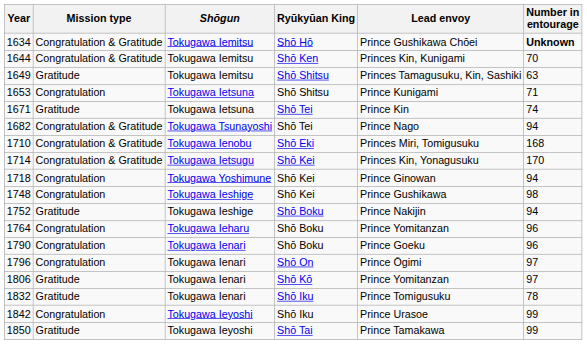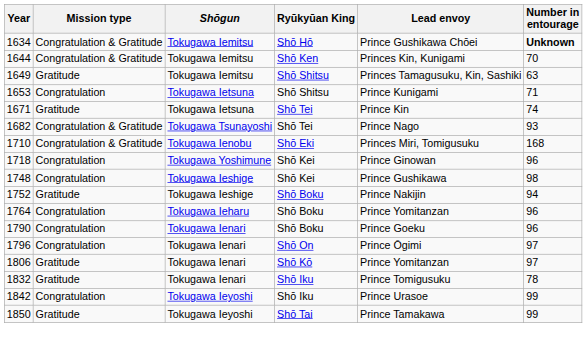(532, 127) 94 -> (532, 127) 93
- row: (19, 161)
(532, 178) 94 -> (532, 161) 96
